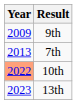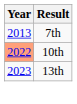- row: (53, 33)
